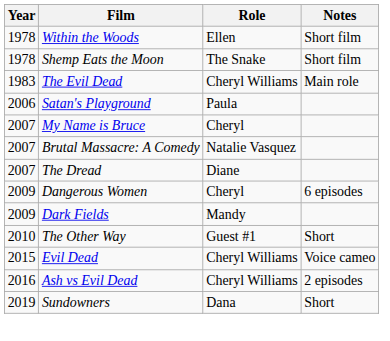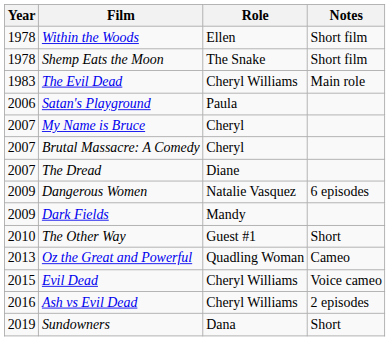(251, 147) Natalie Vasquez -> (225, 147) Cheryl
(225, 192) Cheryl -> (251, 192) Natalie Vasquez
+ row: (117, 258)
